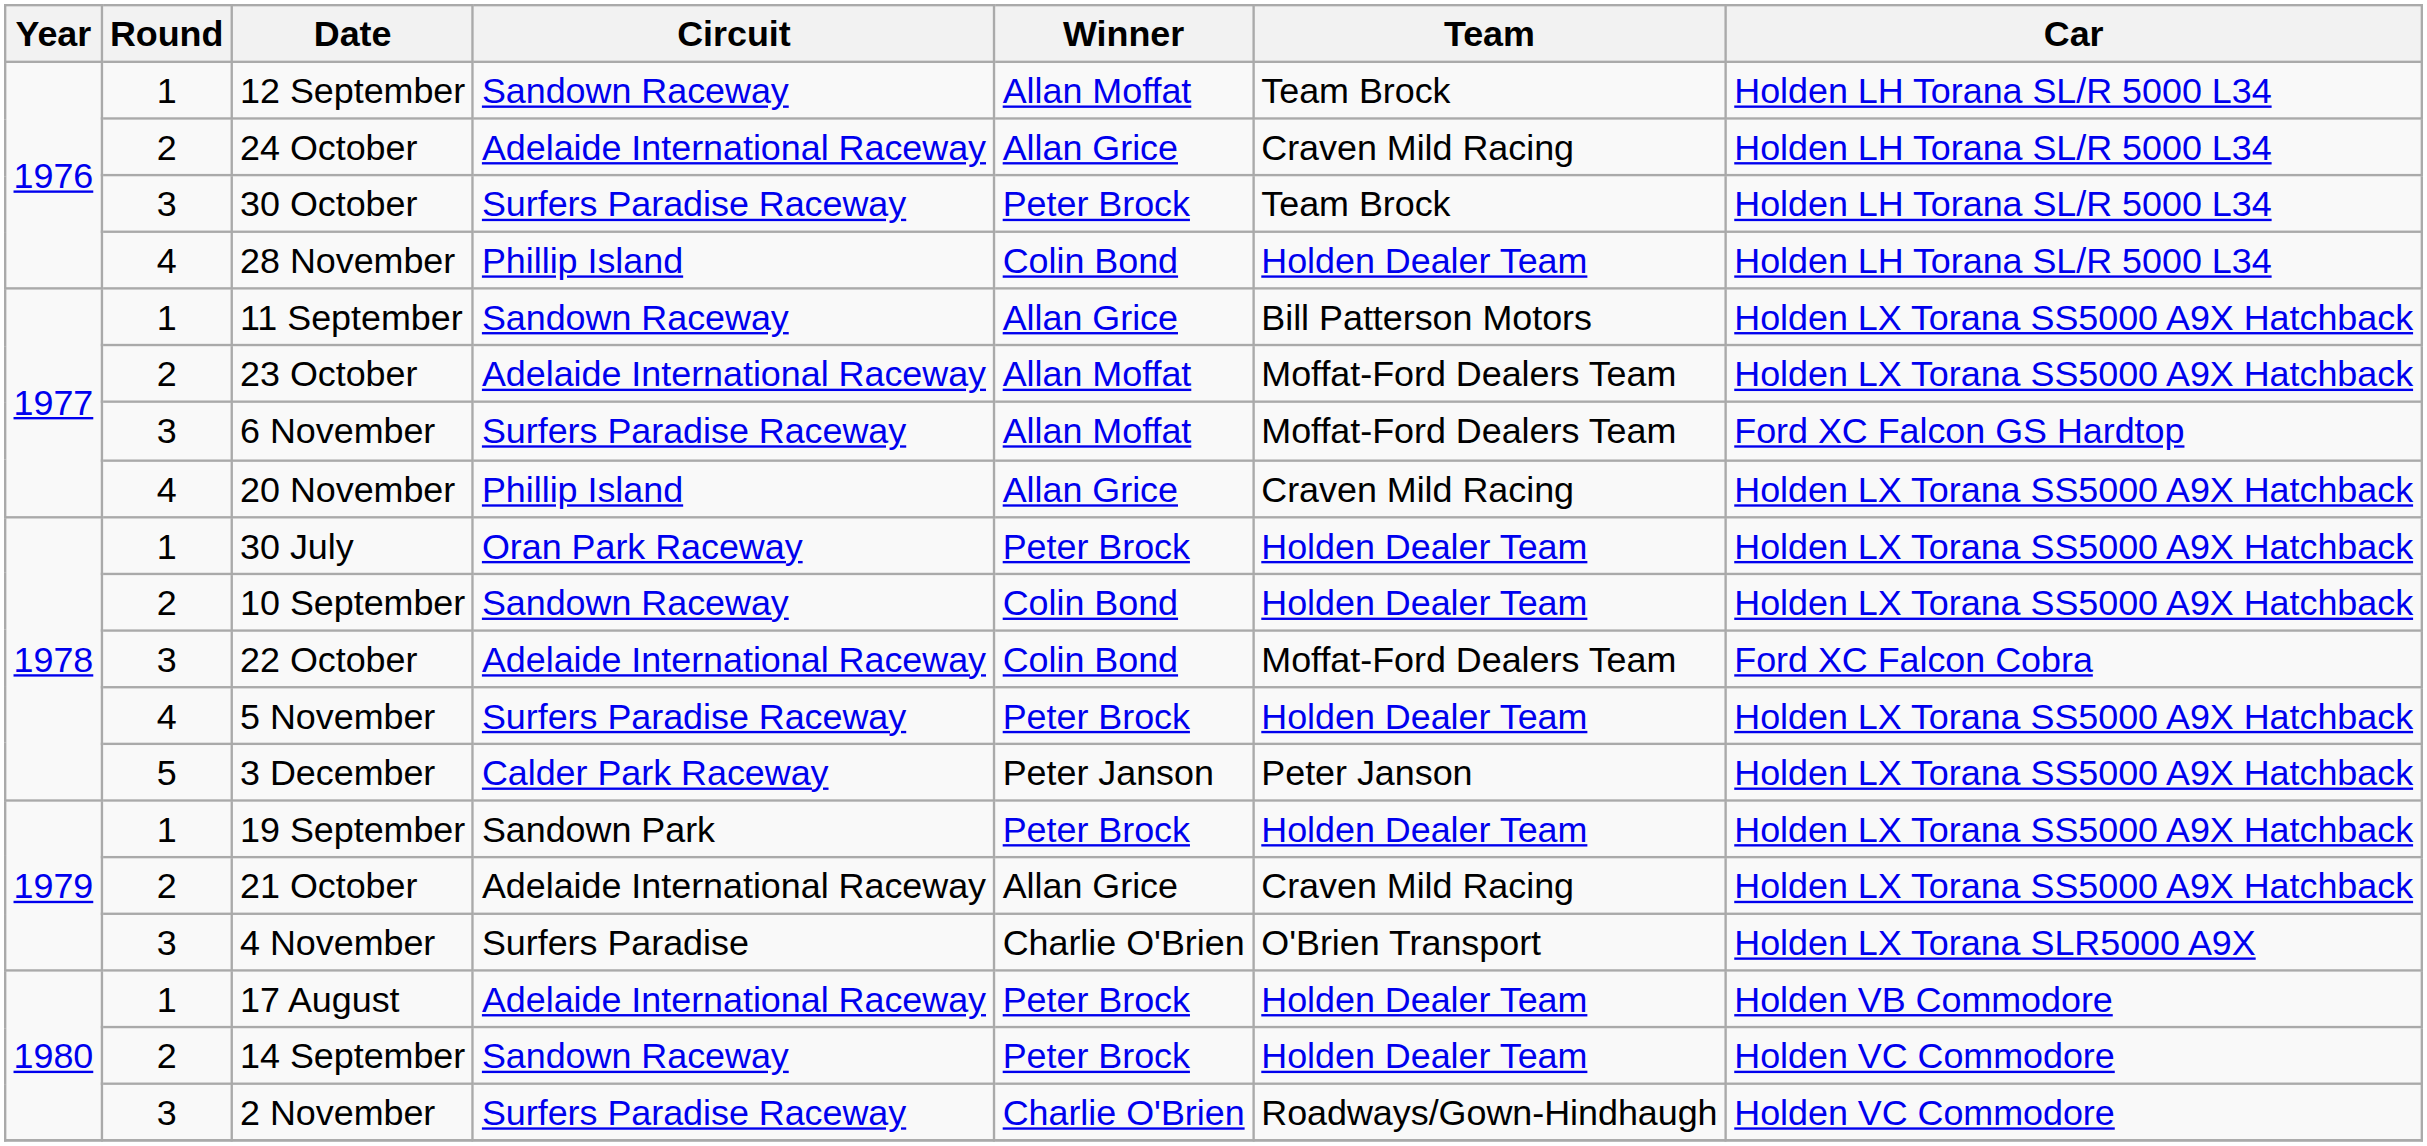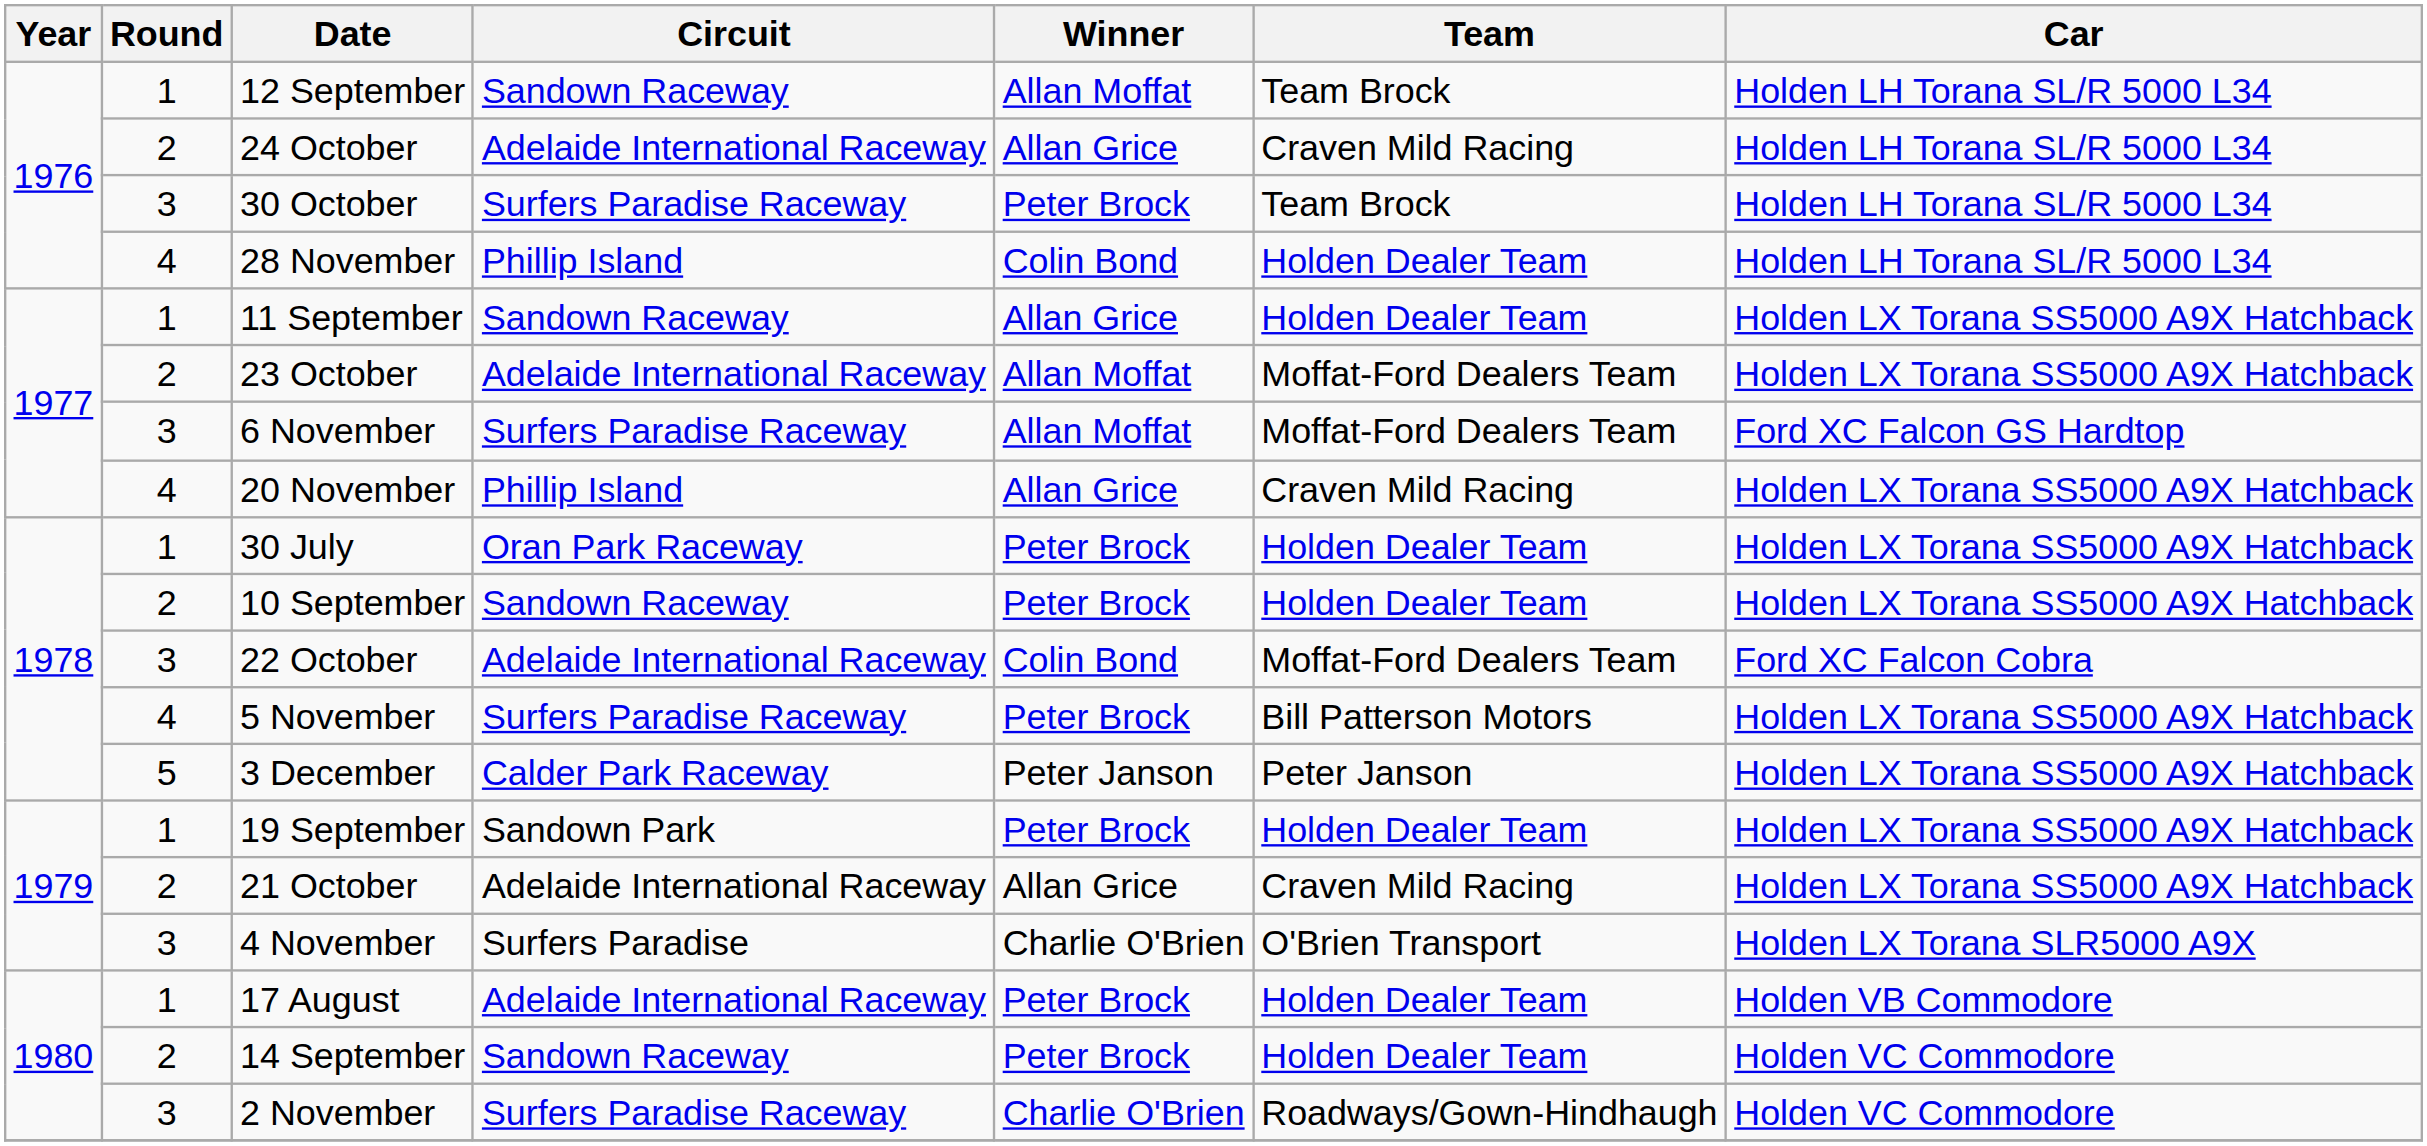(1427, 318) Bill Patterson Motors -> (1424, 318) Holden Dealer Team
(1090, 602) Colin Bond -> (1096, 602) Peter Brock
(1424, 715) Holden Dealer Team -> (1427, 715) Bill Patterson Motors
